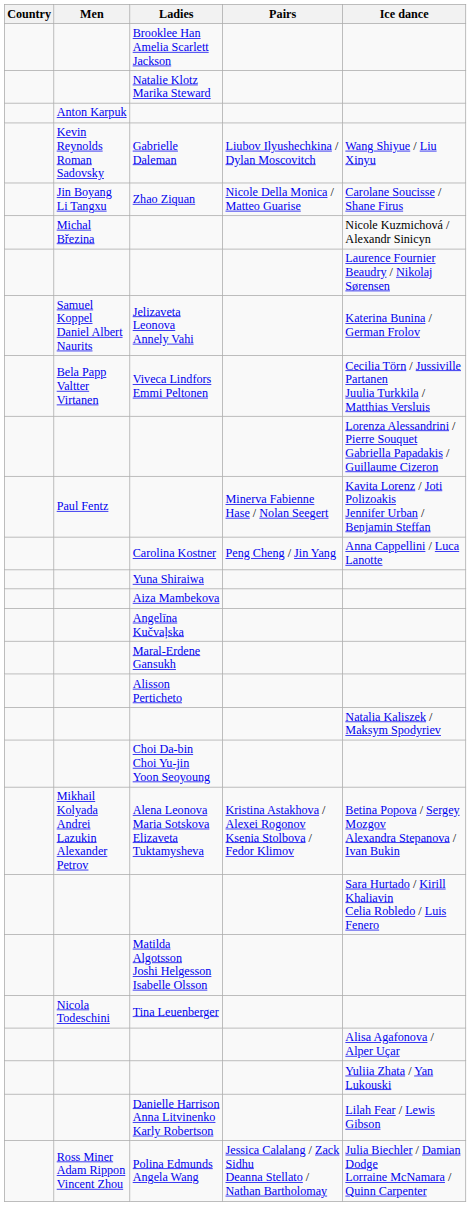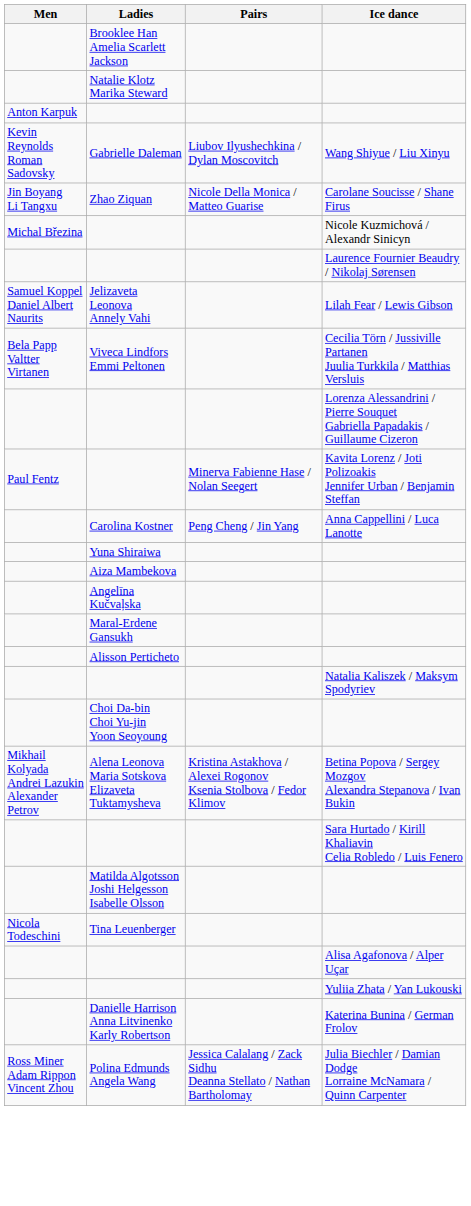- column: (29, 14)
(389, 325) Katerina Bunina / German Frolov -> (389, 305) Lilah Fear / Lewis Gibson
(390, 1117) Lilah Fear / Lewis Gibson -> (389, 1021) Katerina Bunina / German Frolov
